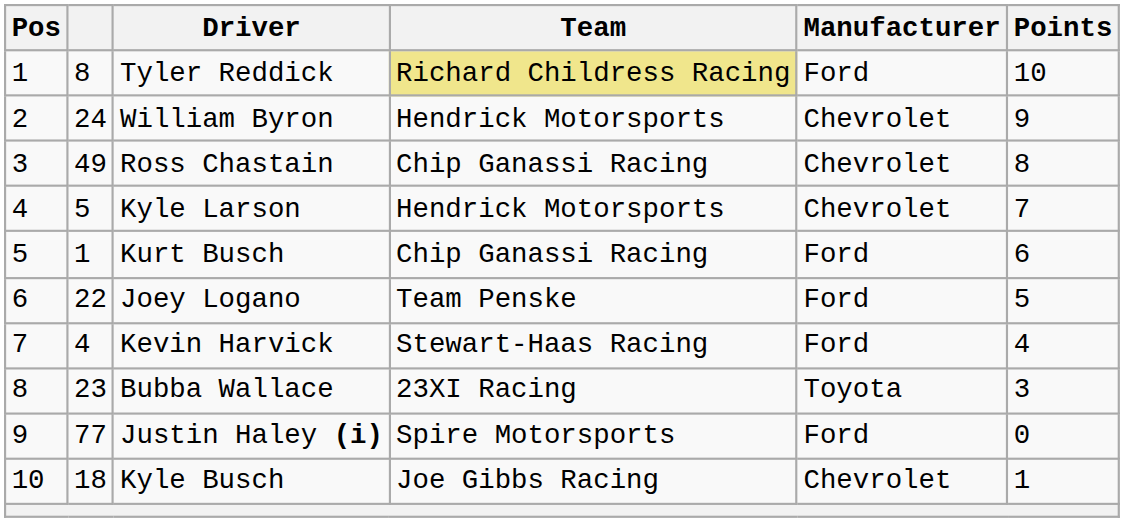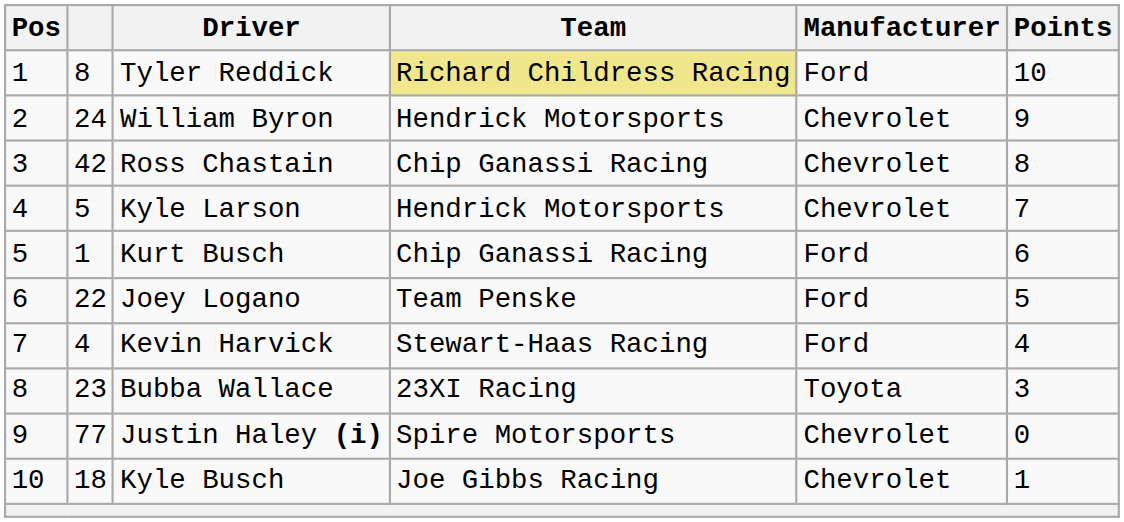(90, 164) 49 -> (90, 164) 42
(836, 436) Ford -> (877, 436) Chevrolet
